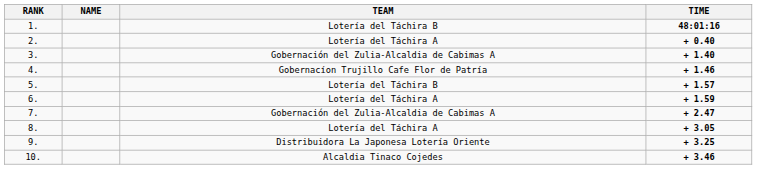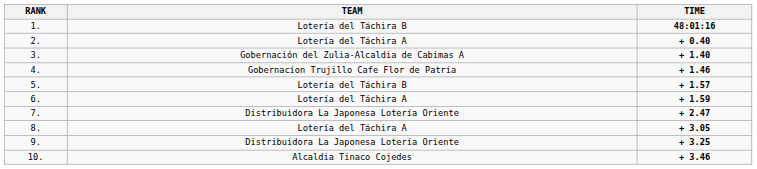- column: (91, 11)
(383, 113) Gobernación del Zulia-Alcaldia de Cabimas A -> (352, 113) Distribuidora La Japonesa Lotería Oriente
